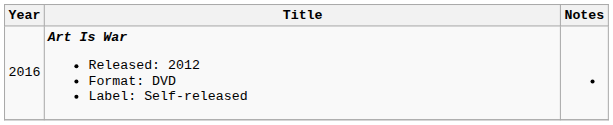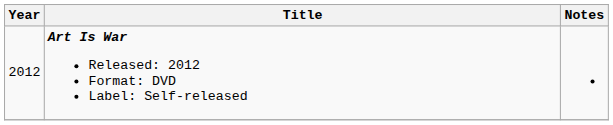(24, 73) 2016 -> (24, 73) 2012
